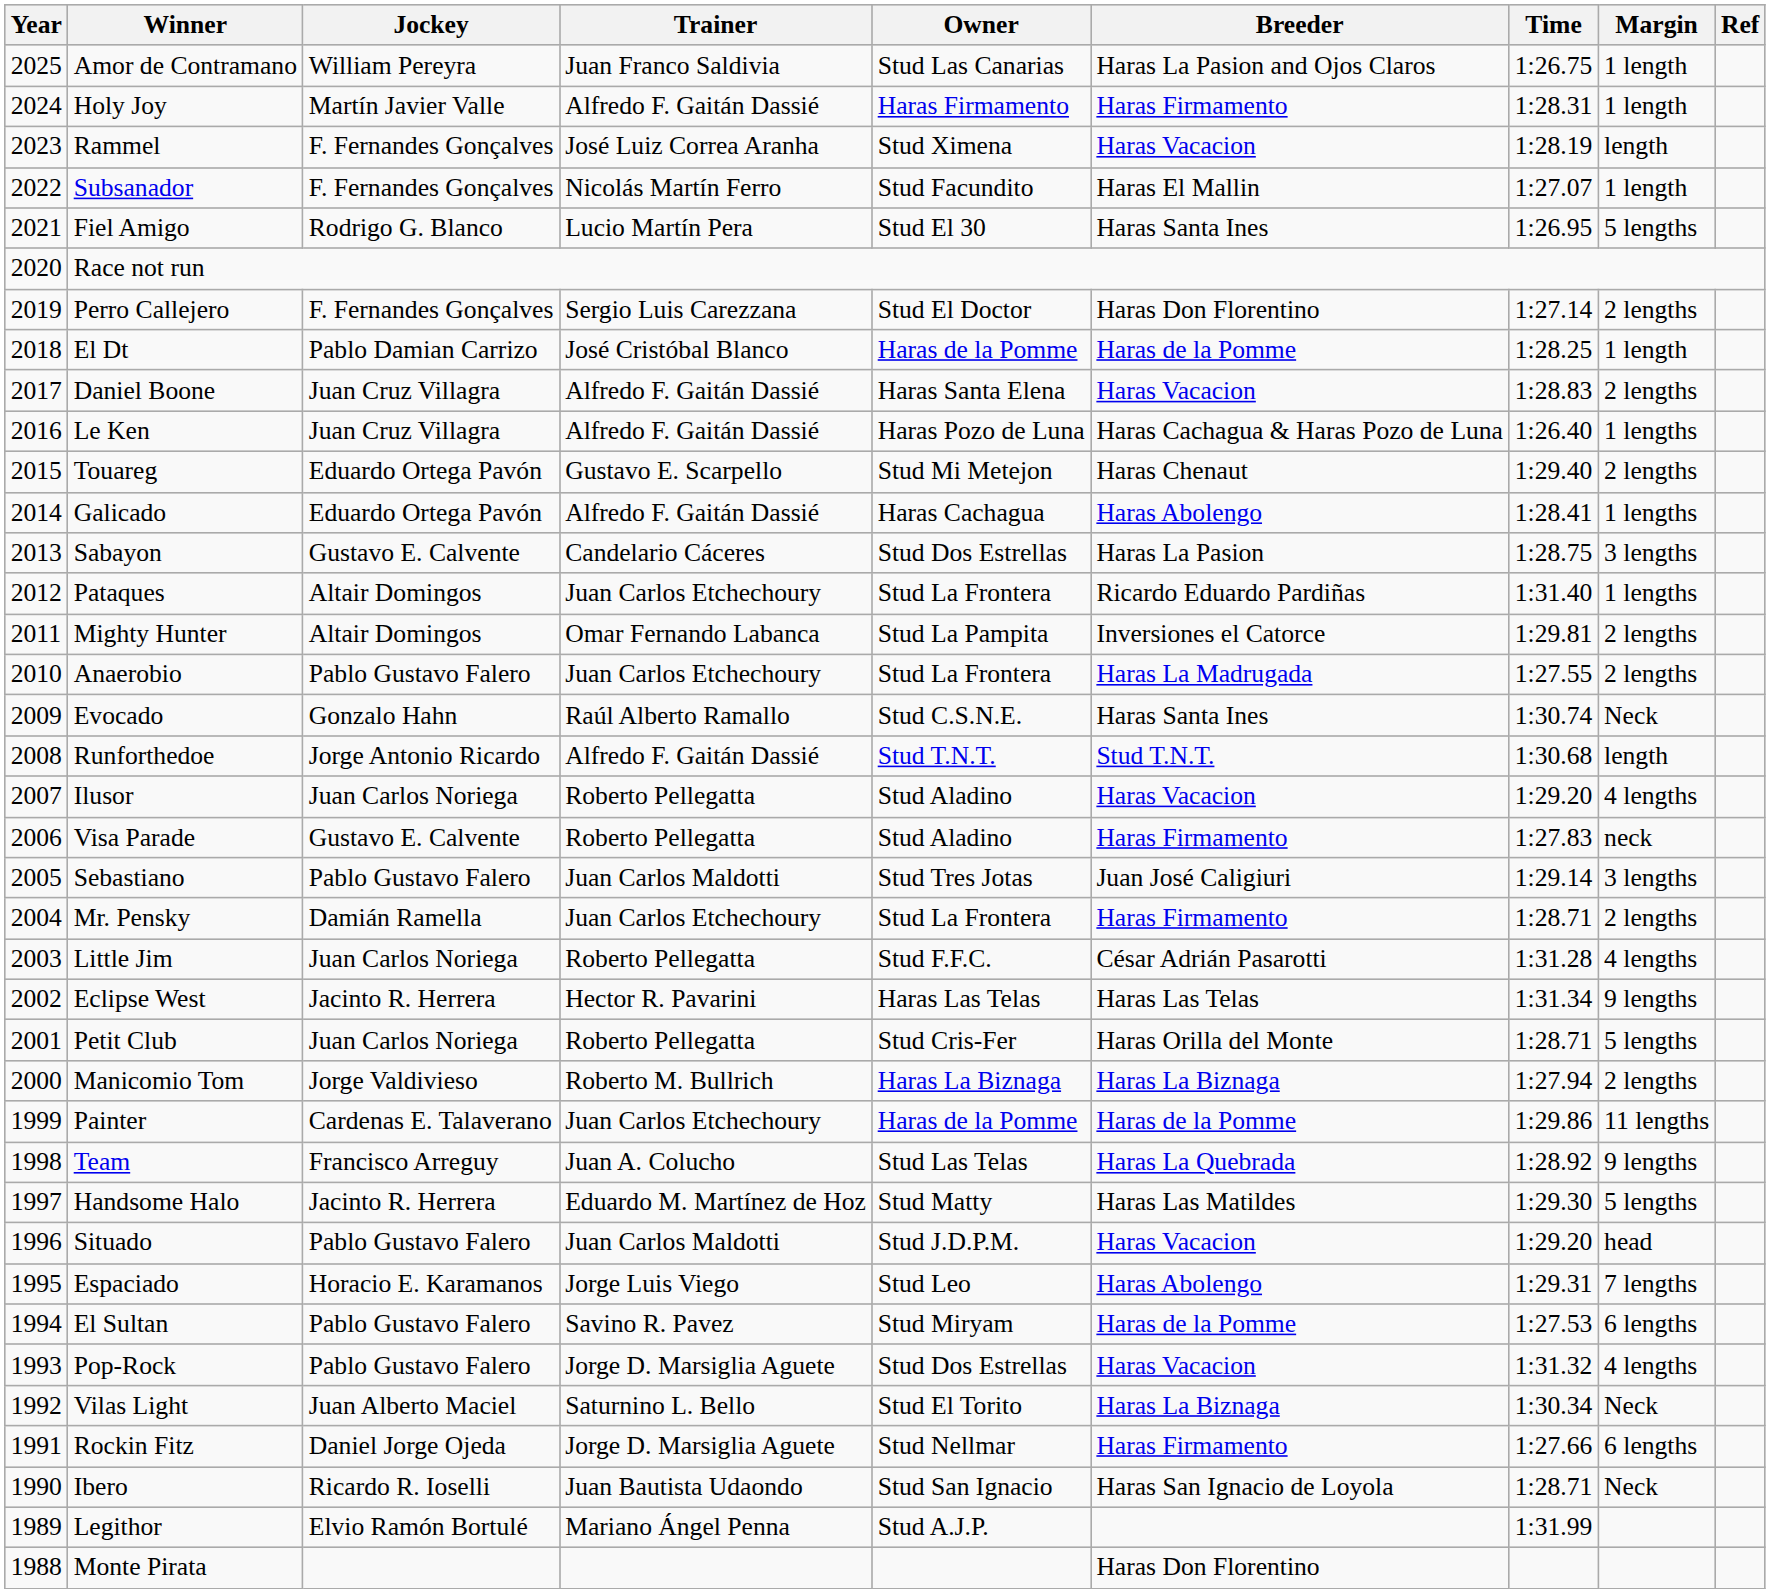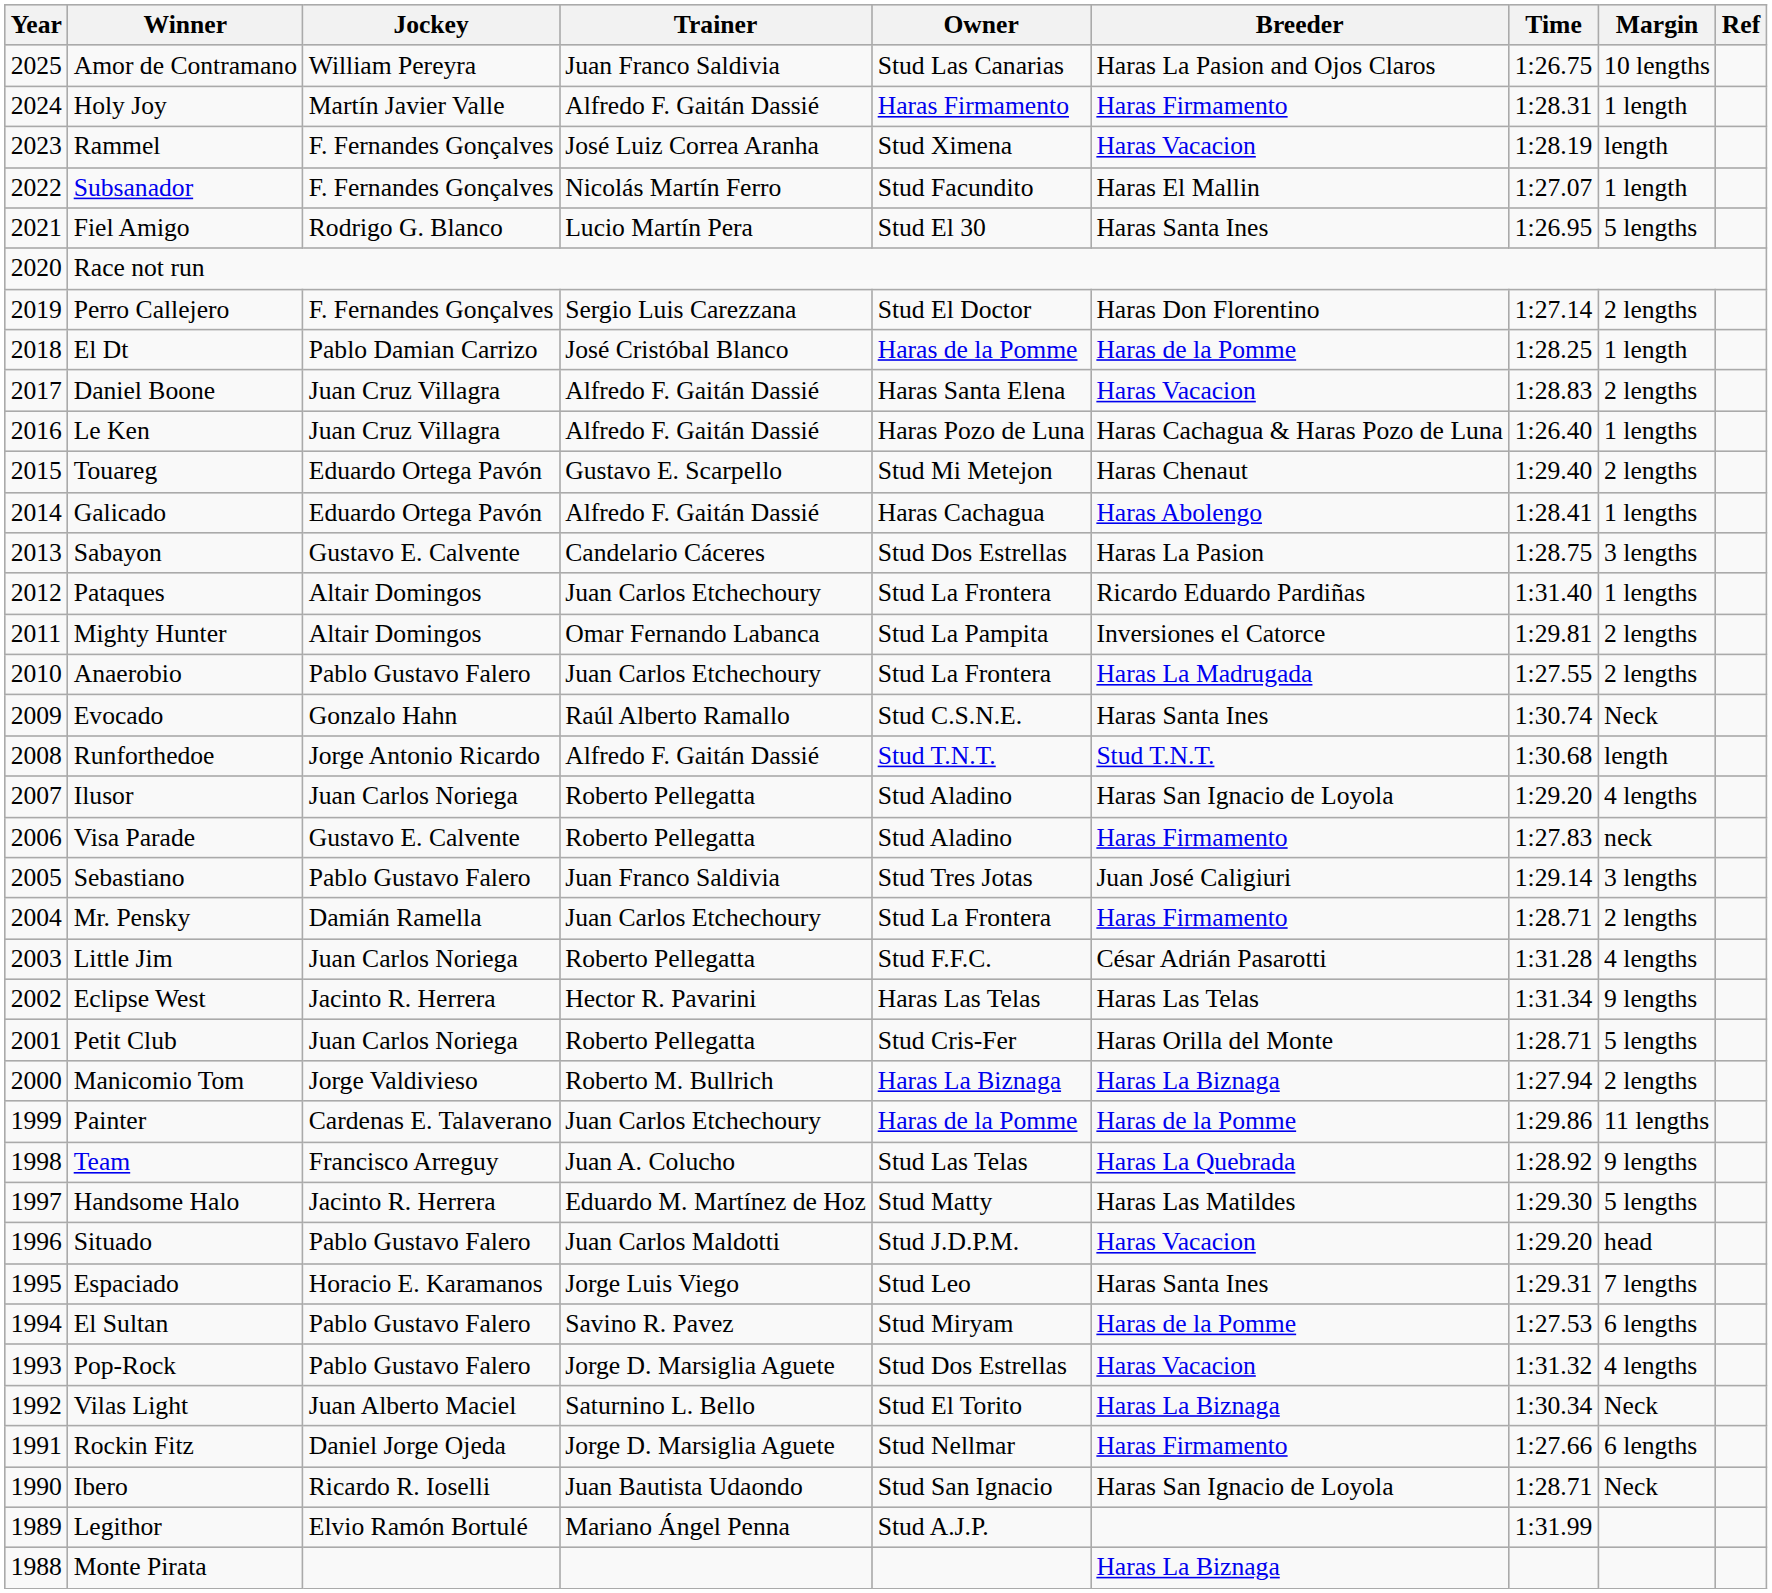(1646, 65) 1 length -> (1657, 65) 10 lengths
(1176, 796) Haras Vacacion -> (1245, 796) Haras San Ignacio de Loyola
(673, 877) Juan Carlos Maldotti -> (673, 877) Juan Franco Saldivia
(1179, 1283) Haras Abolengo -> (1182, 1283) Haras Santa Ines
(1208, 1567) Haras Don Florentino -> (1188, 1567) Haras La Biznaga
